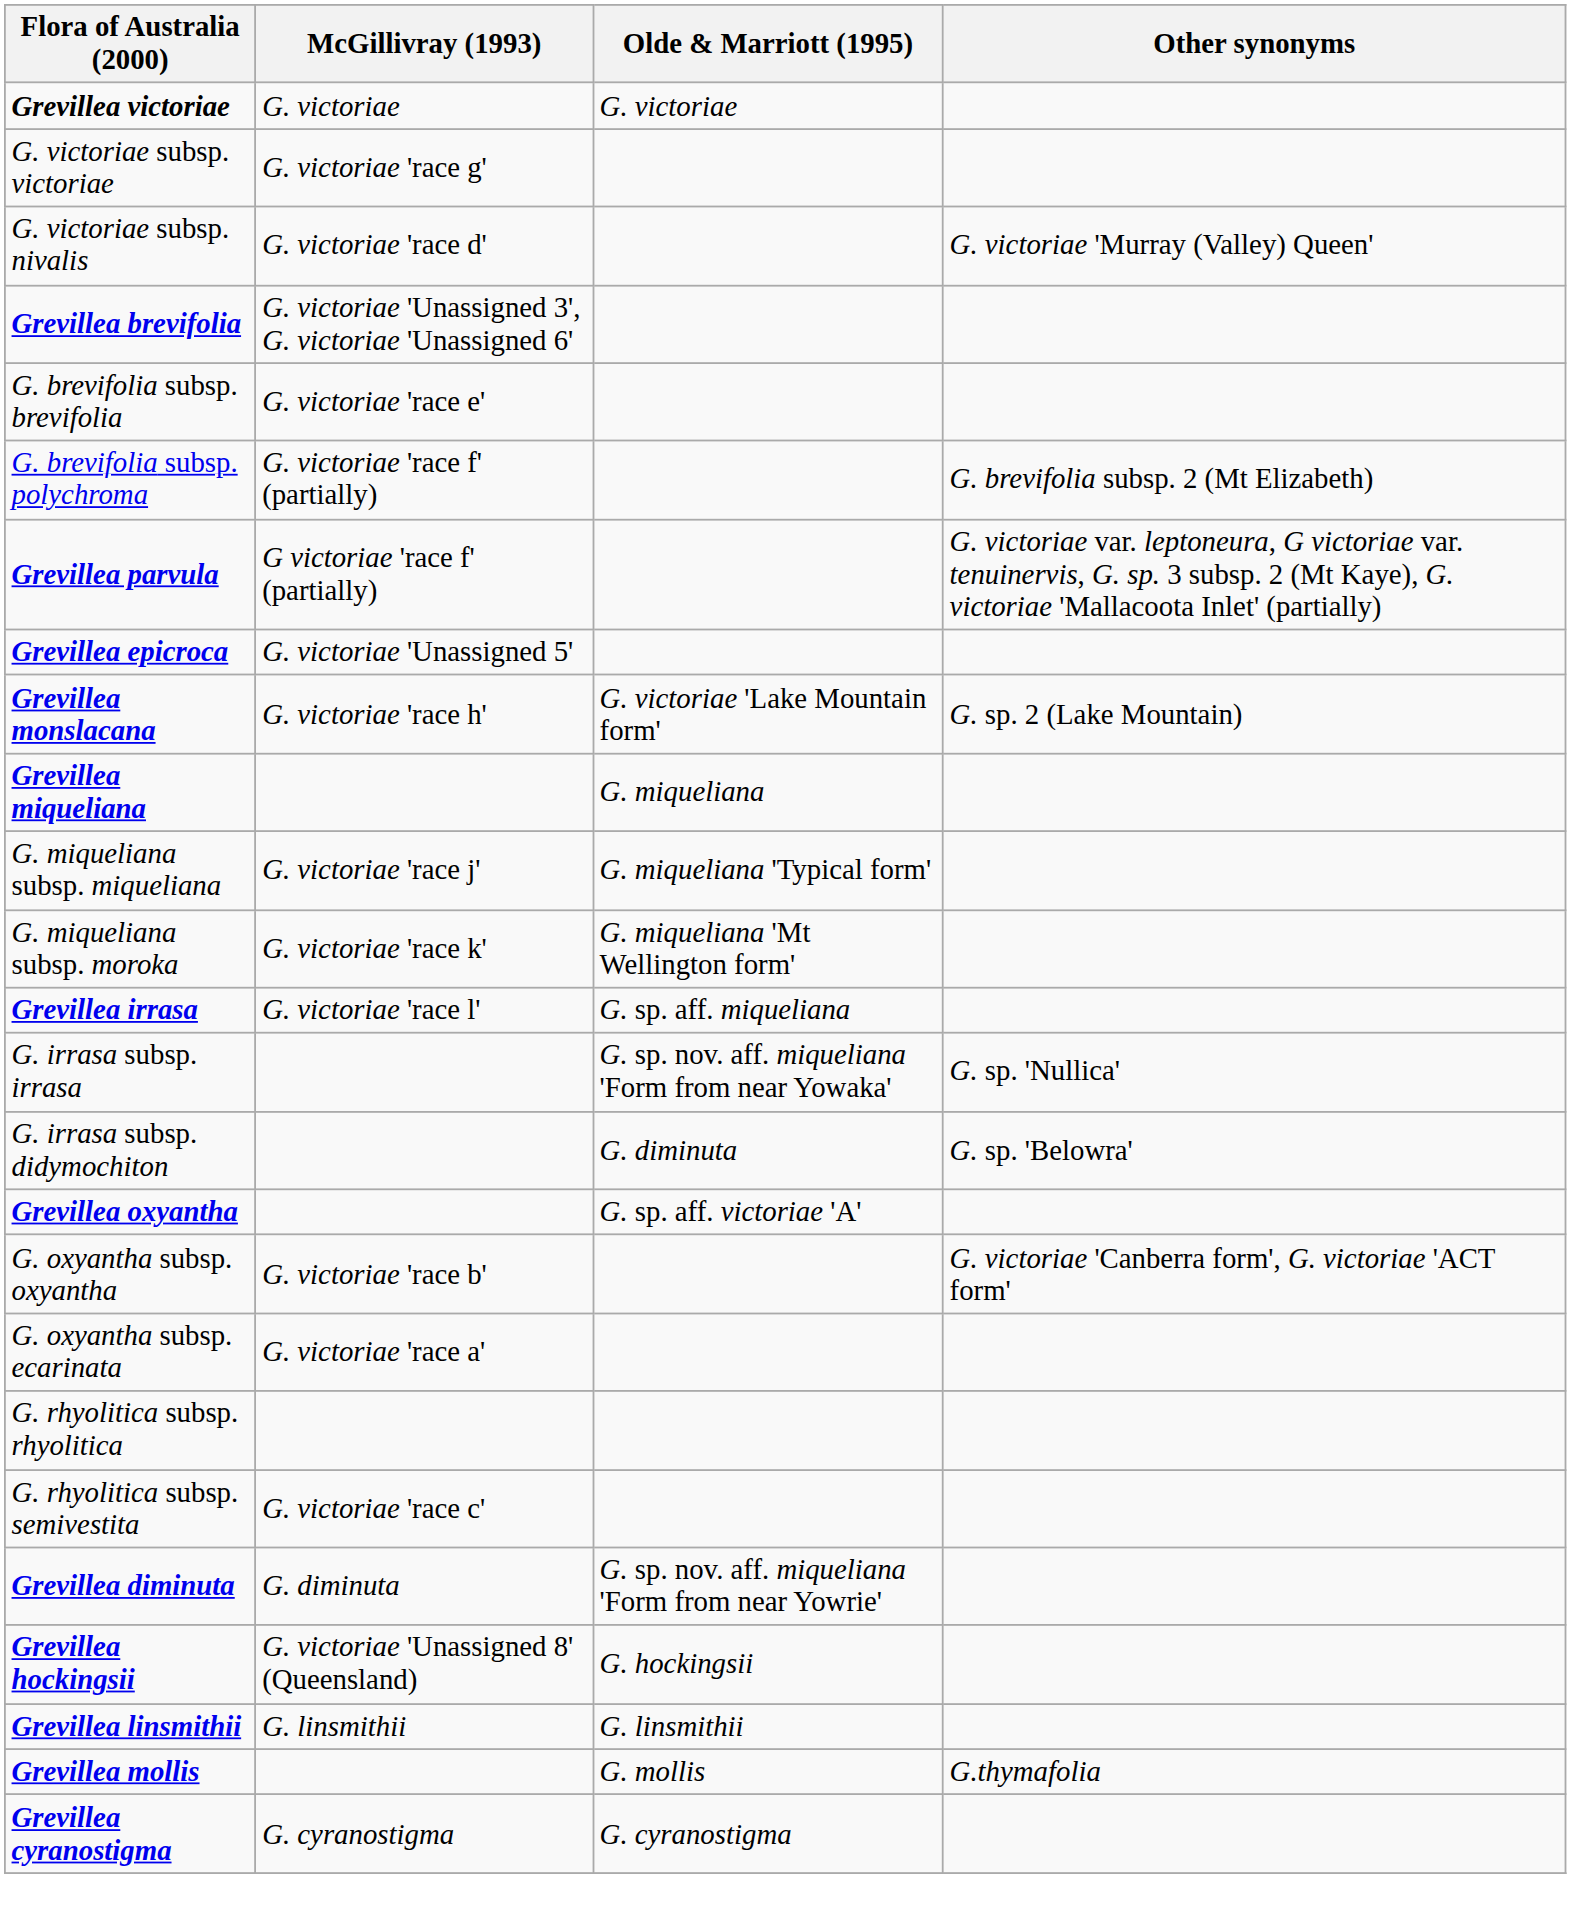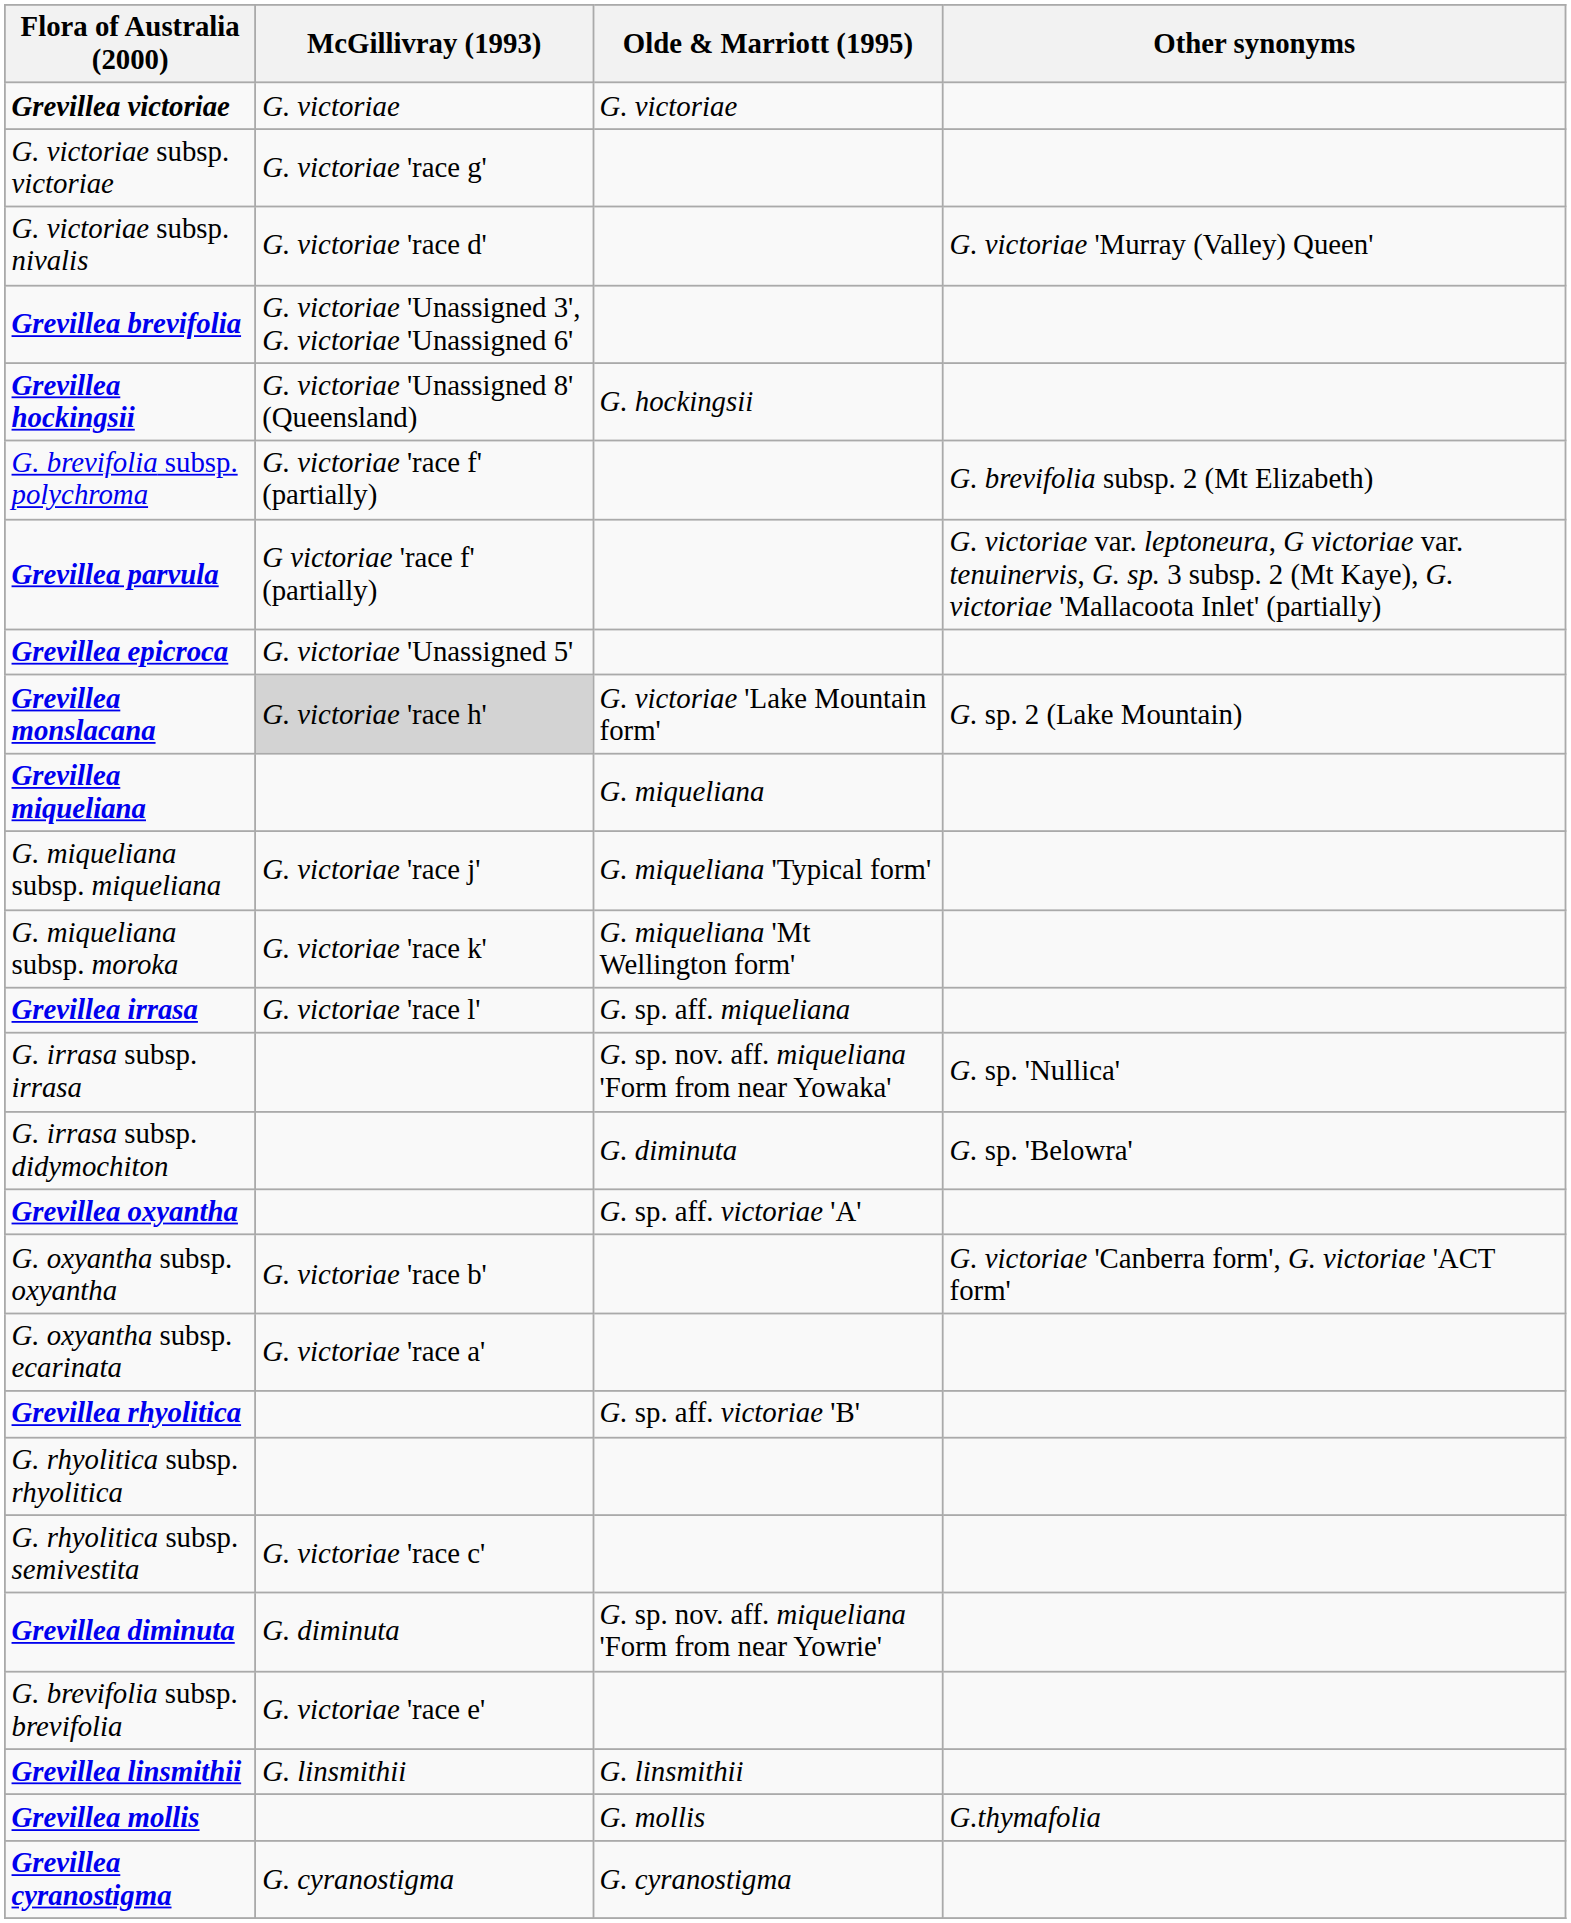rows swapped: (125, 401) <-> (73, 1663)
(374, 713) no background -> (374, 713) lightgrey background
+ row: (126, 1413)
